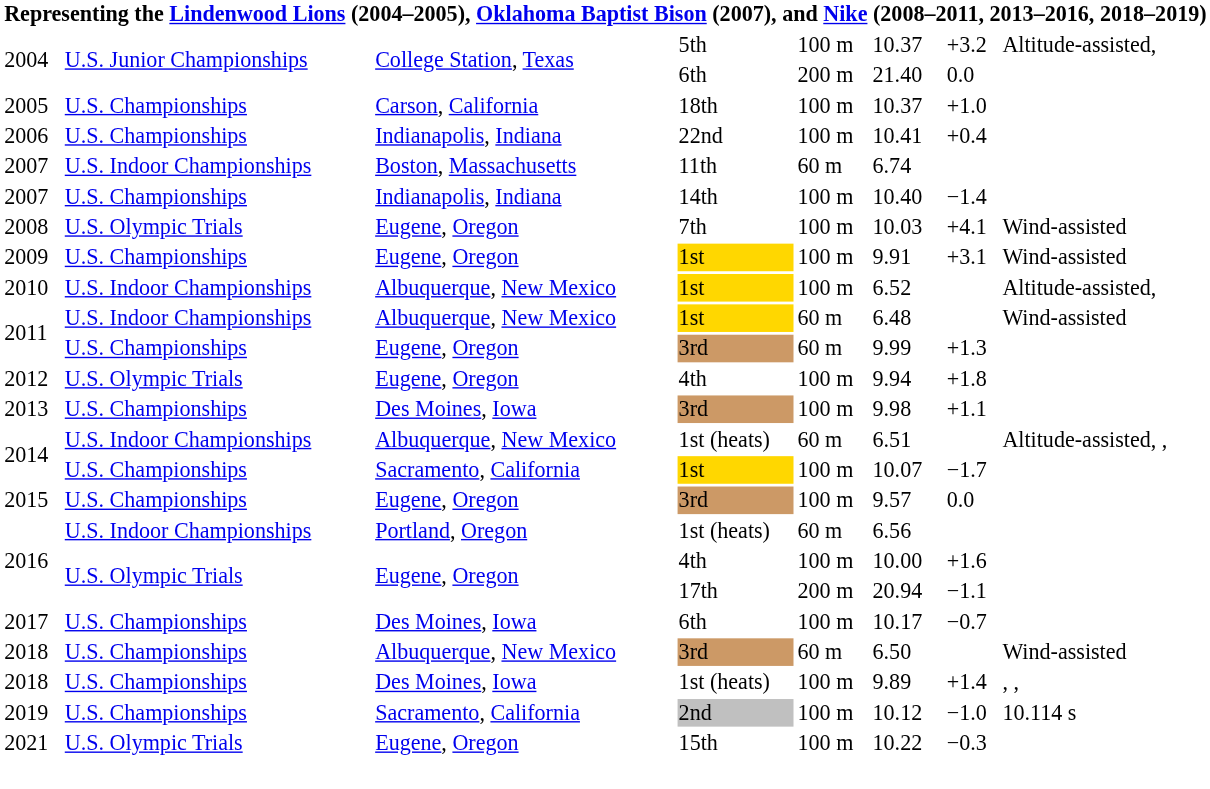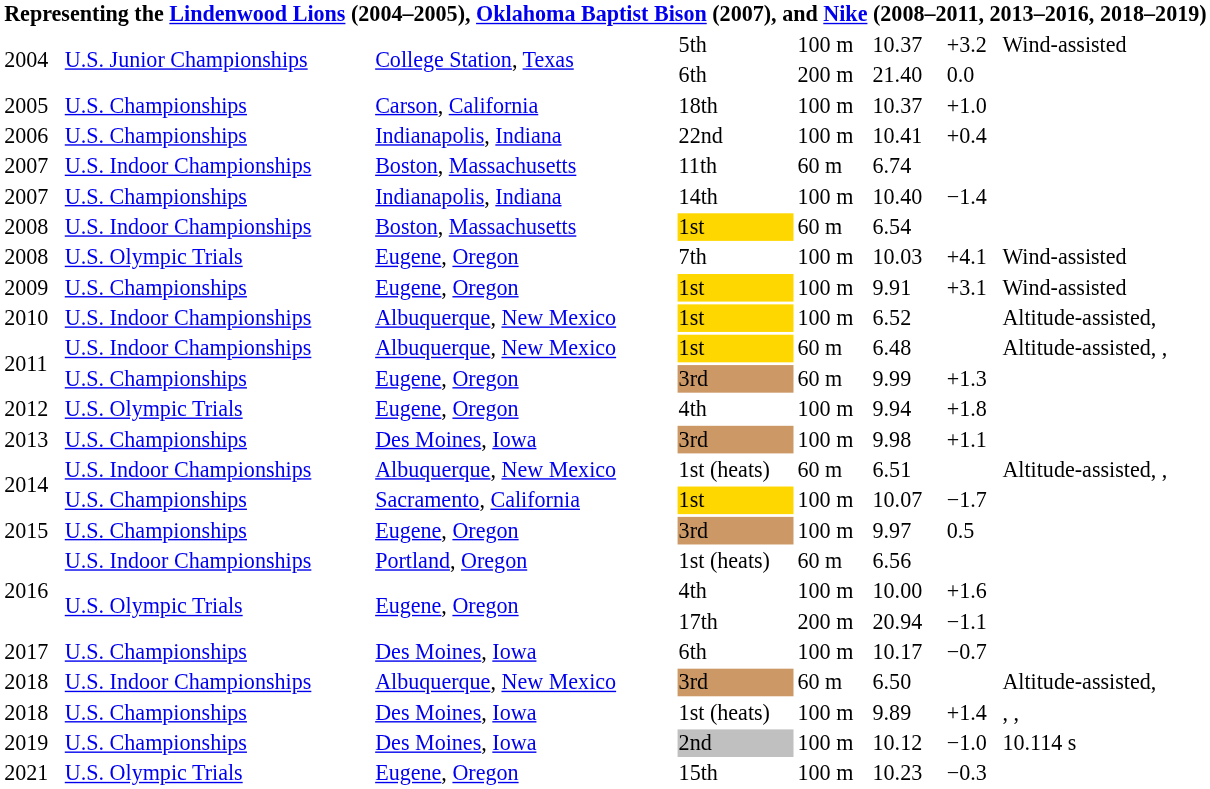(1079, 44) Altitude-assisted, -> (1064, 44) Wind-assisted
+ row: (26, 226)
(1064, 317) Wind-assisted -> (1085, 348) Altitude-assisted, ,
(892, 500) 9.57 -> (892, 530) 9.97
(961, 500) 0.0 -> (961, 530) 0.5
(156, 651) U.S. Championships -> (188, 682) U.S. Indoor Championships
(1064, 651) Wind-assisted -> (1079, 682) Altitude-assisted,
(478, 712) Sacramento, California -> (456, 743) Des Moines, Iowa
(897, 743) 10.22 -> (897, 773) 10.23
